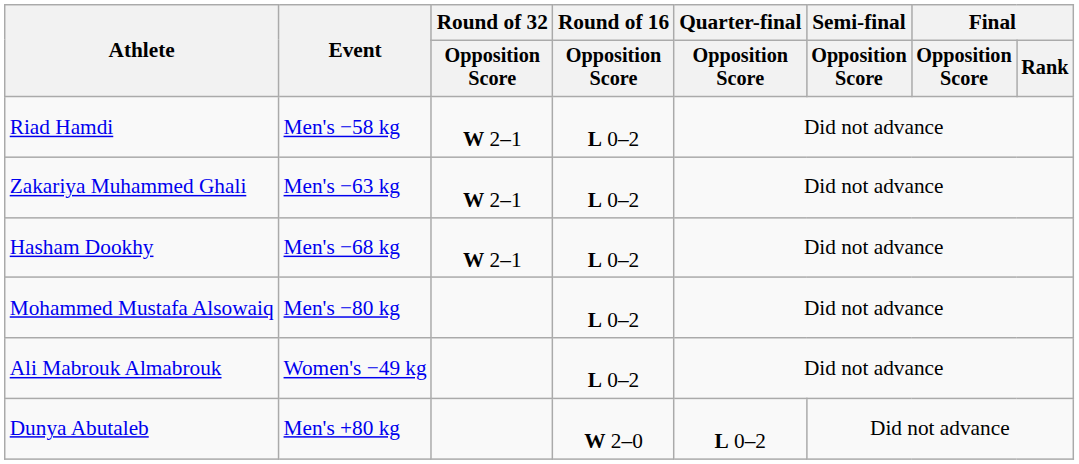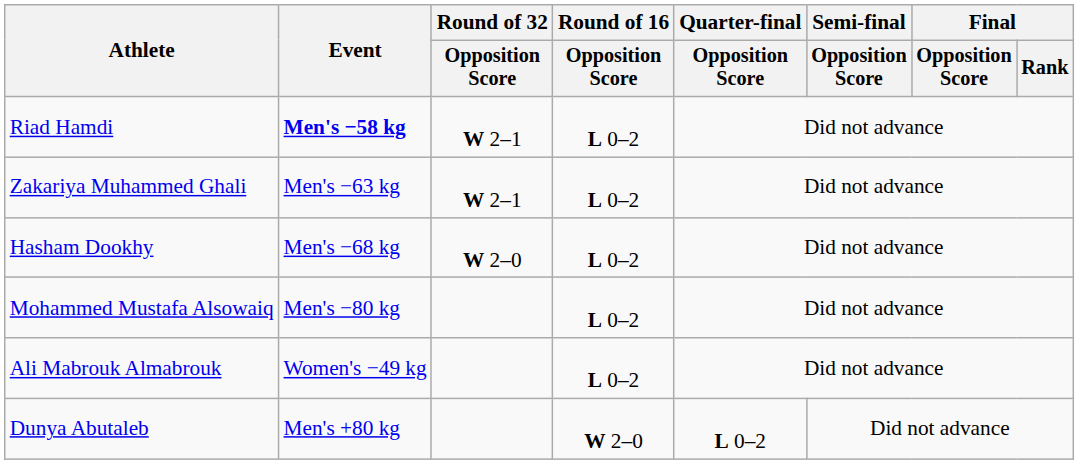(342, 127) normal -> (345, 127) bold
(492, 260) W 2–1 -> (492, 260) W 2–0
